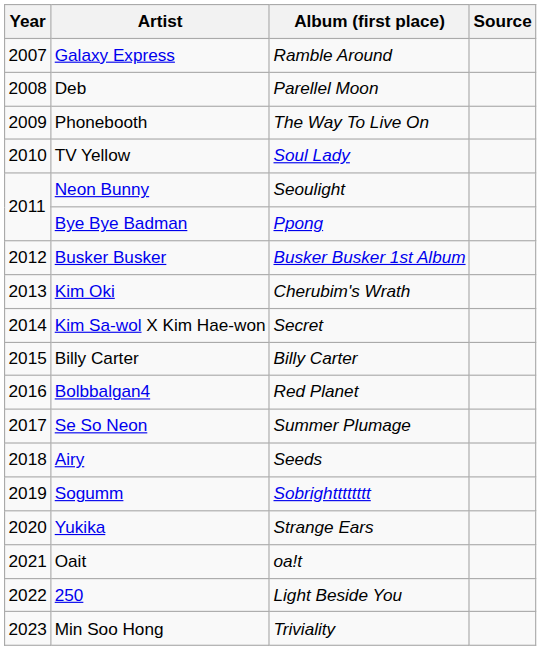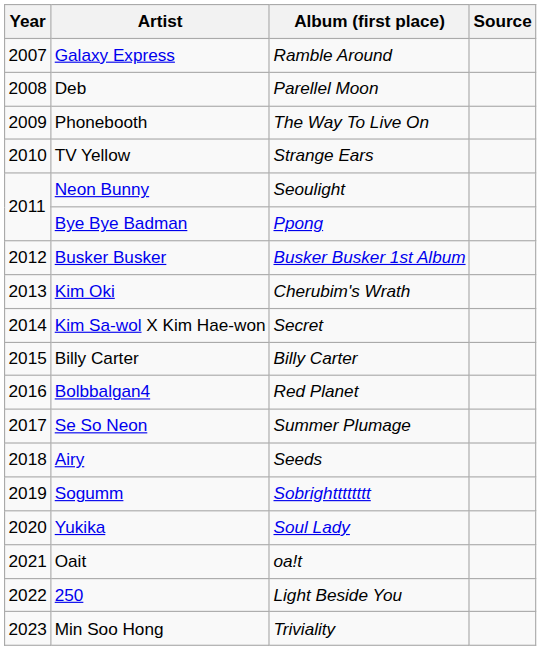(312, 156) Soul Lady -> (324, 156) Strange Ears
(324, 527) Strange Ears -> (312, 527) Soul Lady
